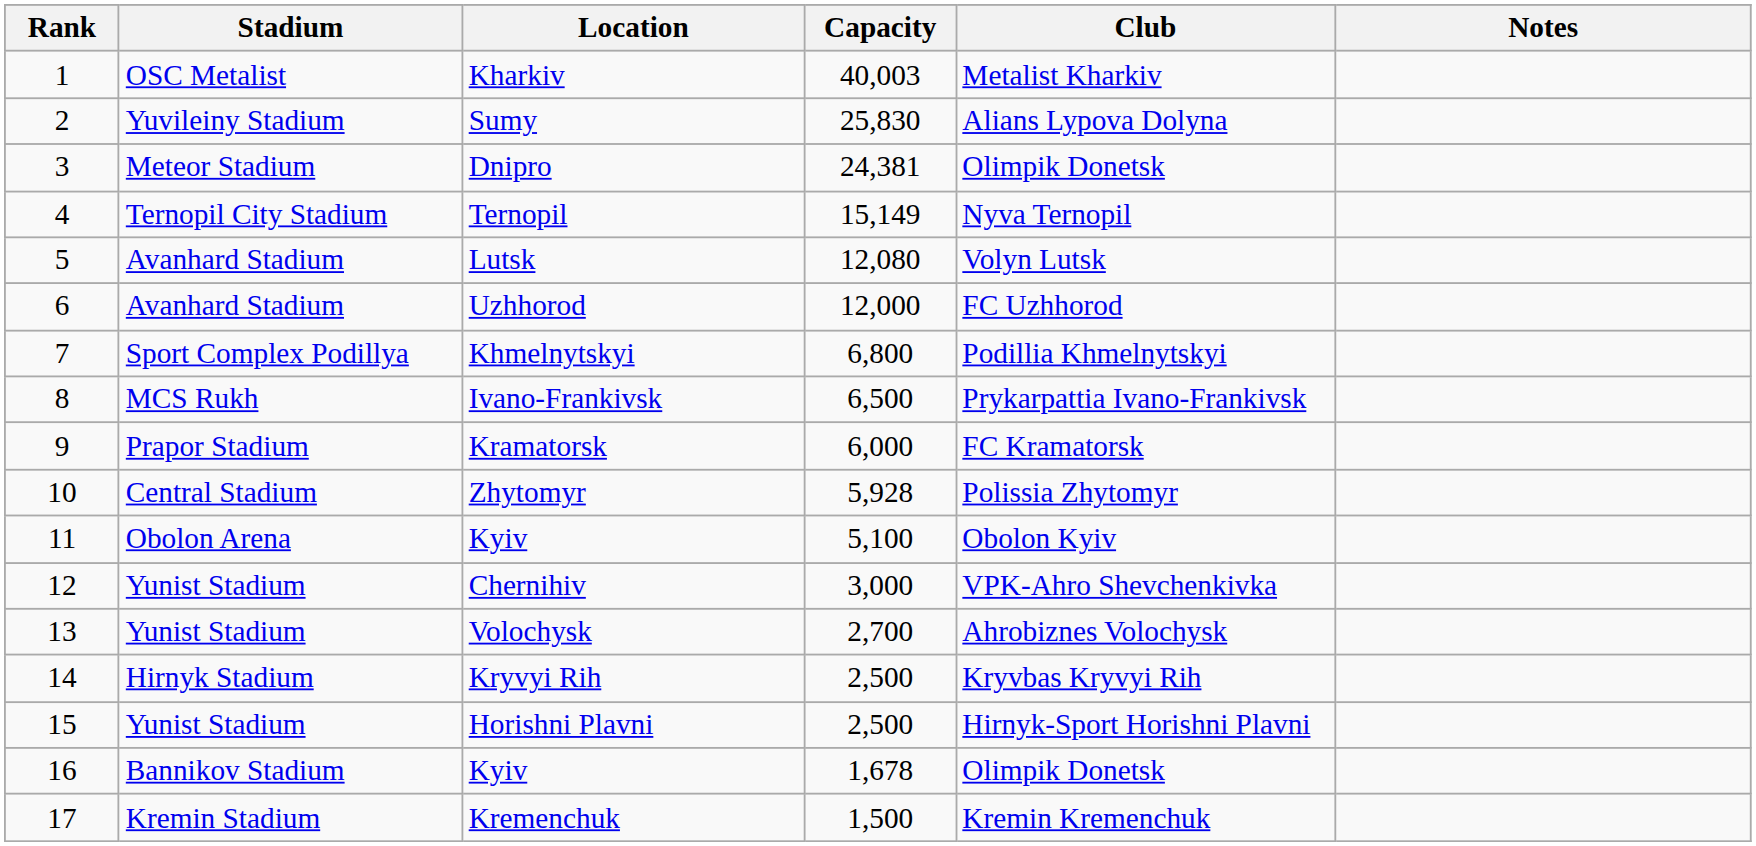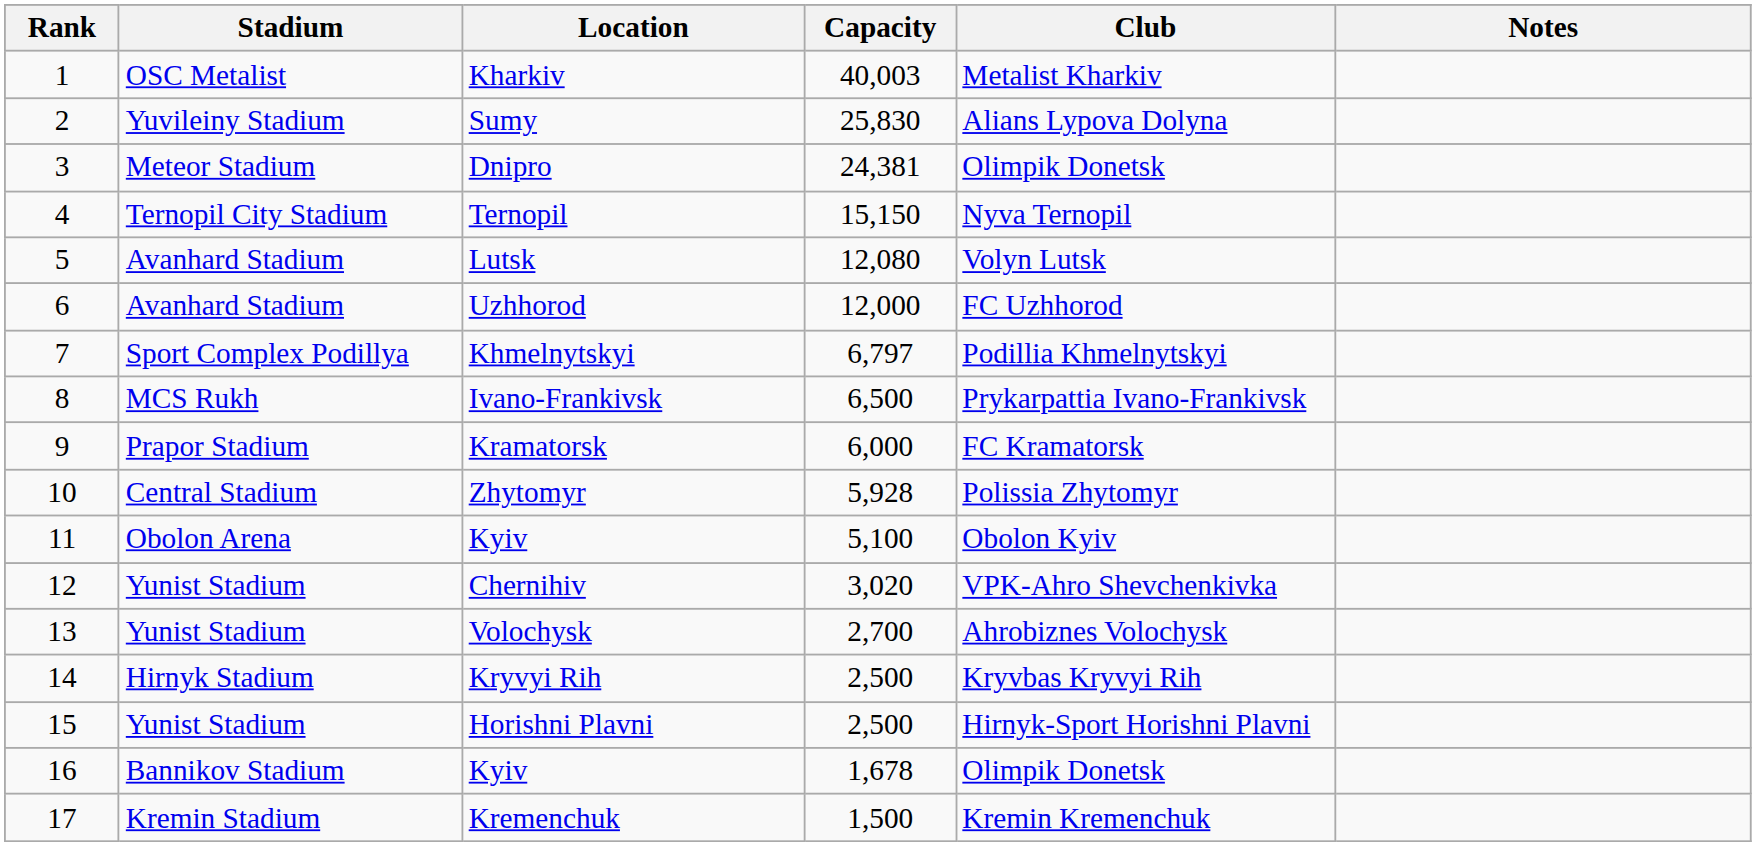(880, 213) 15,149 -> (880, 213) 15,150
(880, 352) 6,800 -> (880, 352) 6,797
(880, 584) 3,000 -> (880, 584) 3,020
